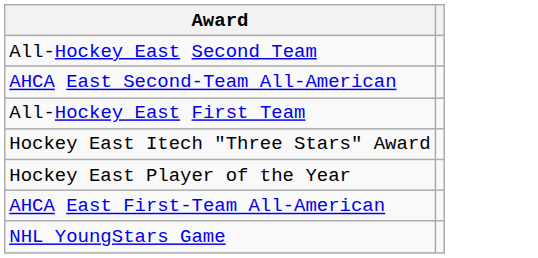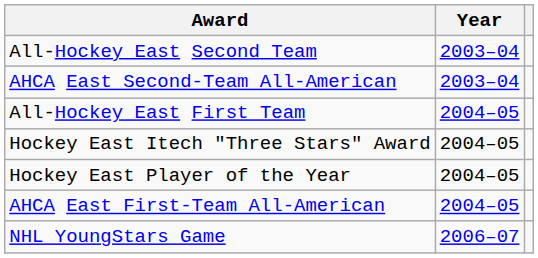+ column: (480, 20)
